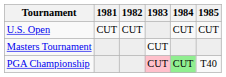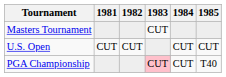rows swapped: (49, 47) <-> (28, 30)
(183, 64) lightgreen background -> (183, 64) no background
